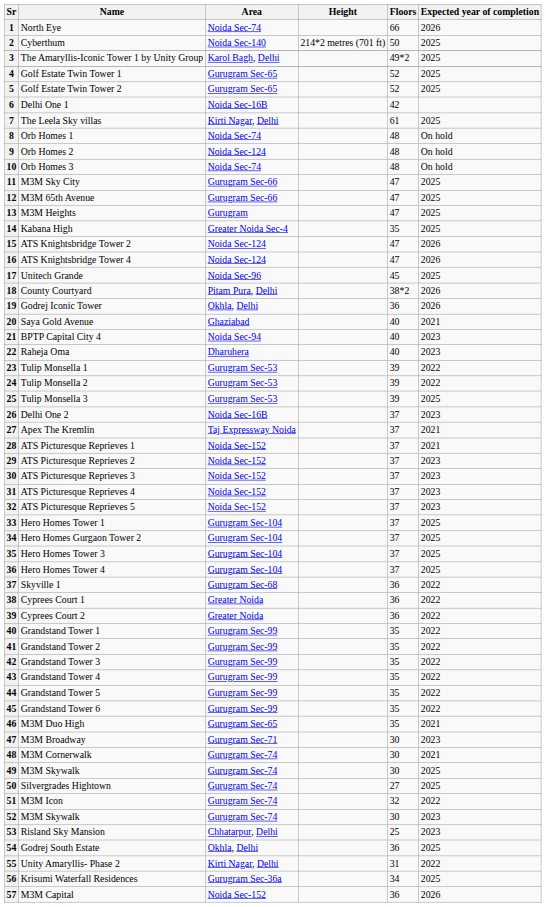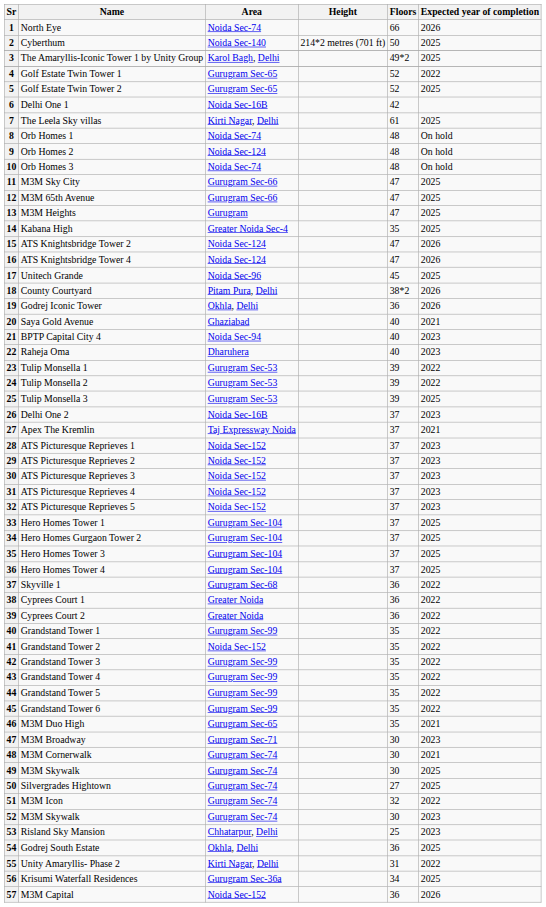(431, 74) 2025 -> (431, 74) 2022
(431, 445) 2021 -> (431, 445) 2023
(243, 646) Gurugram Sec-99 -> (237, 646) Noida Sec-152
